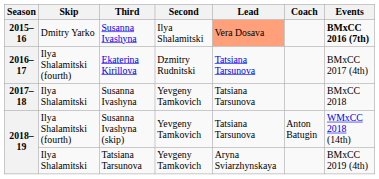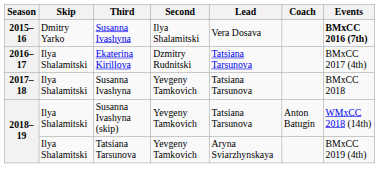(239, 33) lightsalmon background -> (236, 33) no background
(64, 65) Ilya Shalamitski (fourth) -> (64, 59) Ilya Shalamitski
(64, 129) Ilya Shalamitski (fourth) -> (64, 118) Ilya Shalamitski
